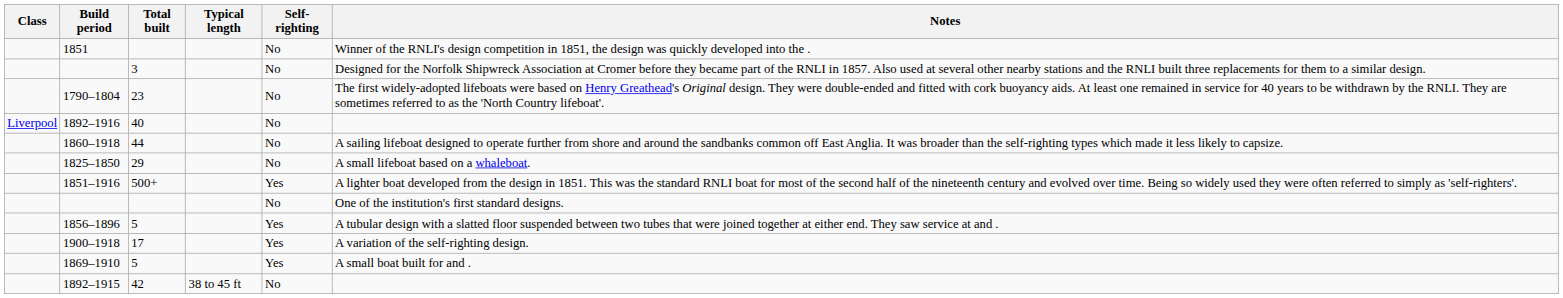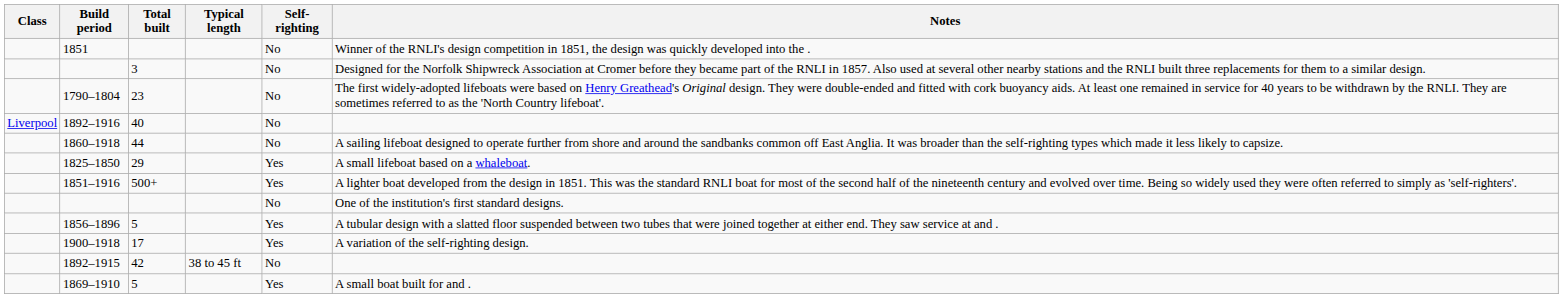(273, 163) No -> (274, 163) Yes
rows swapped: (91, 283) <-> (91, 263)
